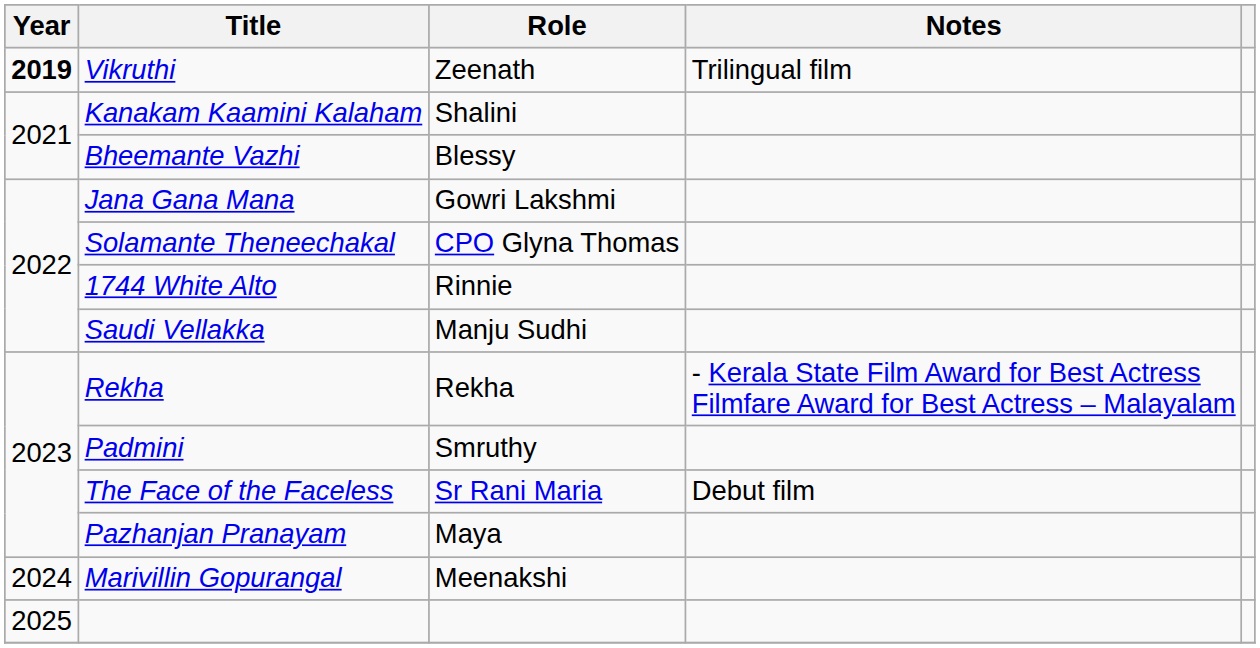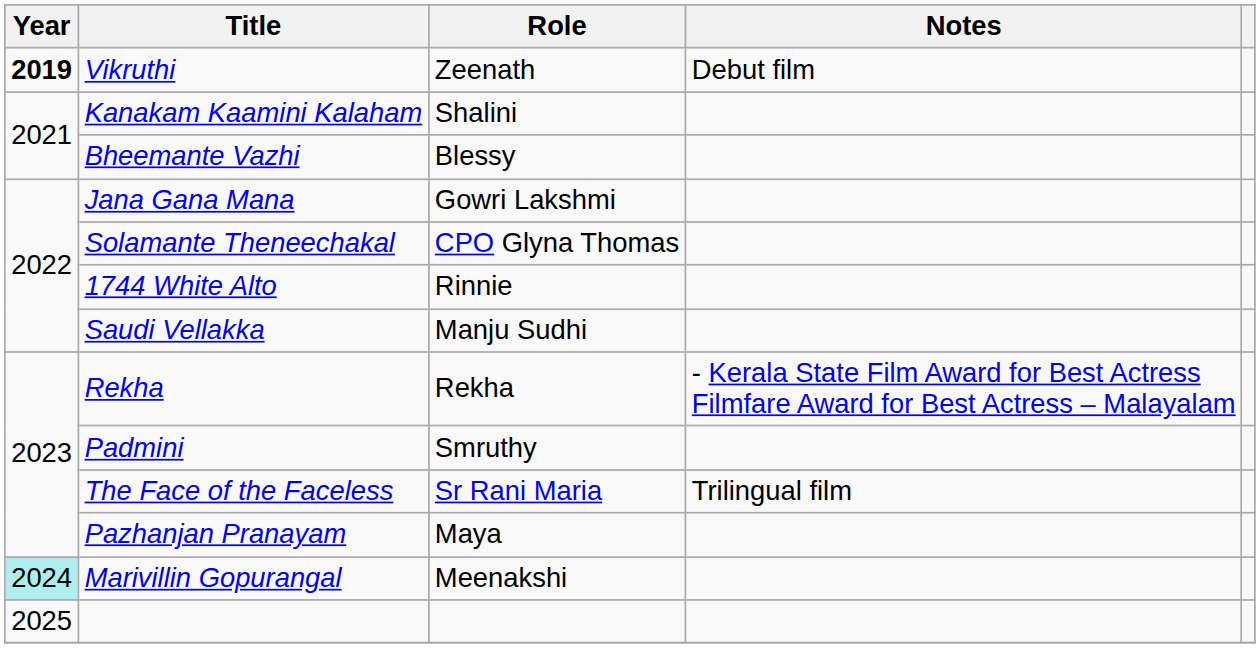(772, 69) Trilingual film -> (753, 69) Debut film
(753, 490) Debut film -> (772, 490) Trilingual film
(42, 577) no background -> (42, 577) paleturquoise background
